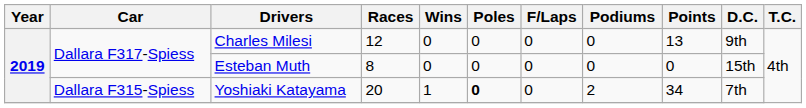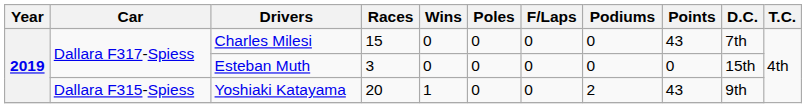(374, 41) 12 -> (374, 41) 15
(674, 41) 13 -> (674, 41) 43
(736, 41) 9th -> (736, 41) 7th
(370, 65) 8 -> (370, 65) 3
(476, 90) bold -> (476, 90) normal
(674, 90) 34 -> (674, 90) 43
(736, 90) 7th -> (736, 90) 9th
